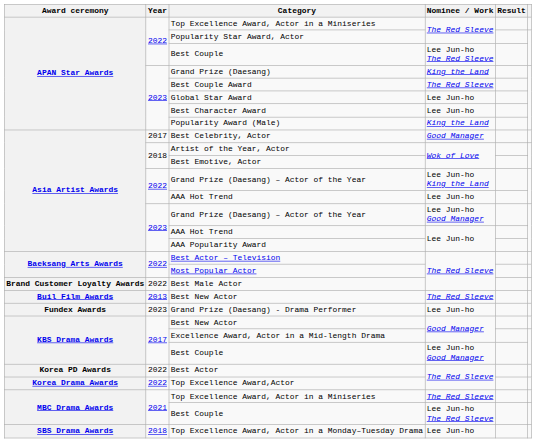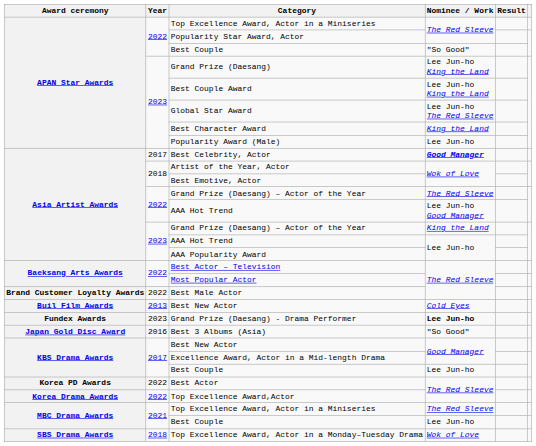(460, 54) Lee Jun-ho The Red Sleeve -> (448, 50) "So Good"
(458, 72) King the Land -> (458, 67) Lee Jun-ho King the Land
(460, 85) The Red Sleeve -> (458, 89) Lee Jun-ho King the Land
(451, 97) Lee Jun-ho -> (460, 111) Lee Jun-ho The Red Sleeve
(451, 110) Lee Jun-ho -> (458, 129) King the Land
(458, 123) King the Land -> (451, 142) Lee Jun-ho
(455, 136) normal -> (455, 155) bold
(458, 180) Lee Jun-ho King the Land -> (460, 193) The Red Sleeve
(451, 197) Lee Jun-ho -> (455, 211) Lee Jun-ho Good Manager
(455, 215) Lee Jun-ho Good Manager -> (458, 228) King the Land
(460, 297) The Red Sleeve -> (448, 306) Cold Eyes
(451, 310) normal -> (451, 319) bold
+ row: (158, 332)
(455, 353) Lee Jun-ho Good Manager -> (451, 370) Lee Jun-ho
(460, 414) Lee Jun-ho The Red Sleeve -> (451, 422) Lee Jun-ho
(451, 431) Lee Jun-ho -> (453, 435) Wok of Love
